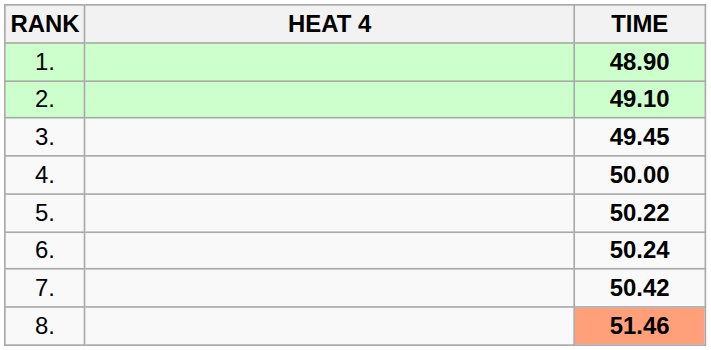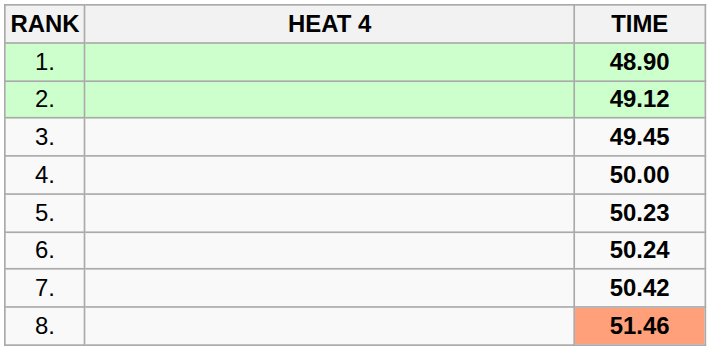(640, 100) 49.10 -> (640, 100) 49.12
(640, 213) 50.22 -> (640, 213) 50.23
